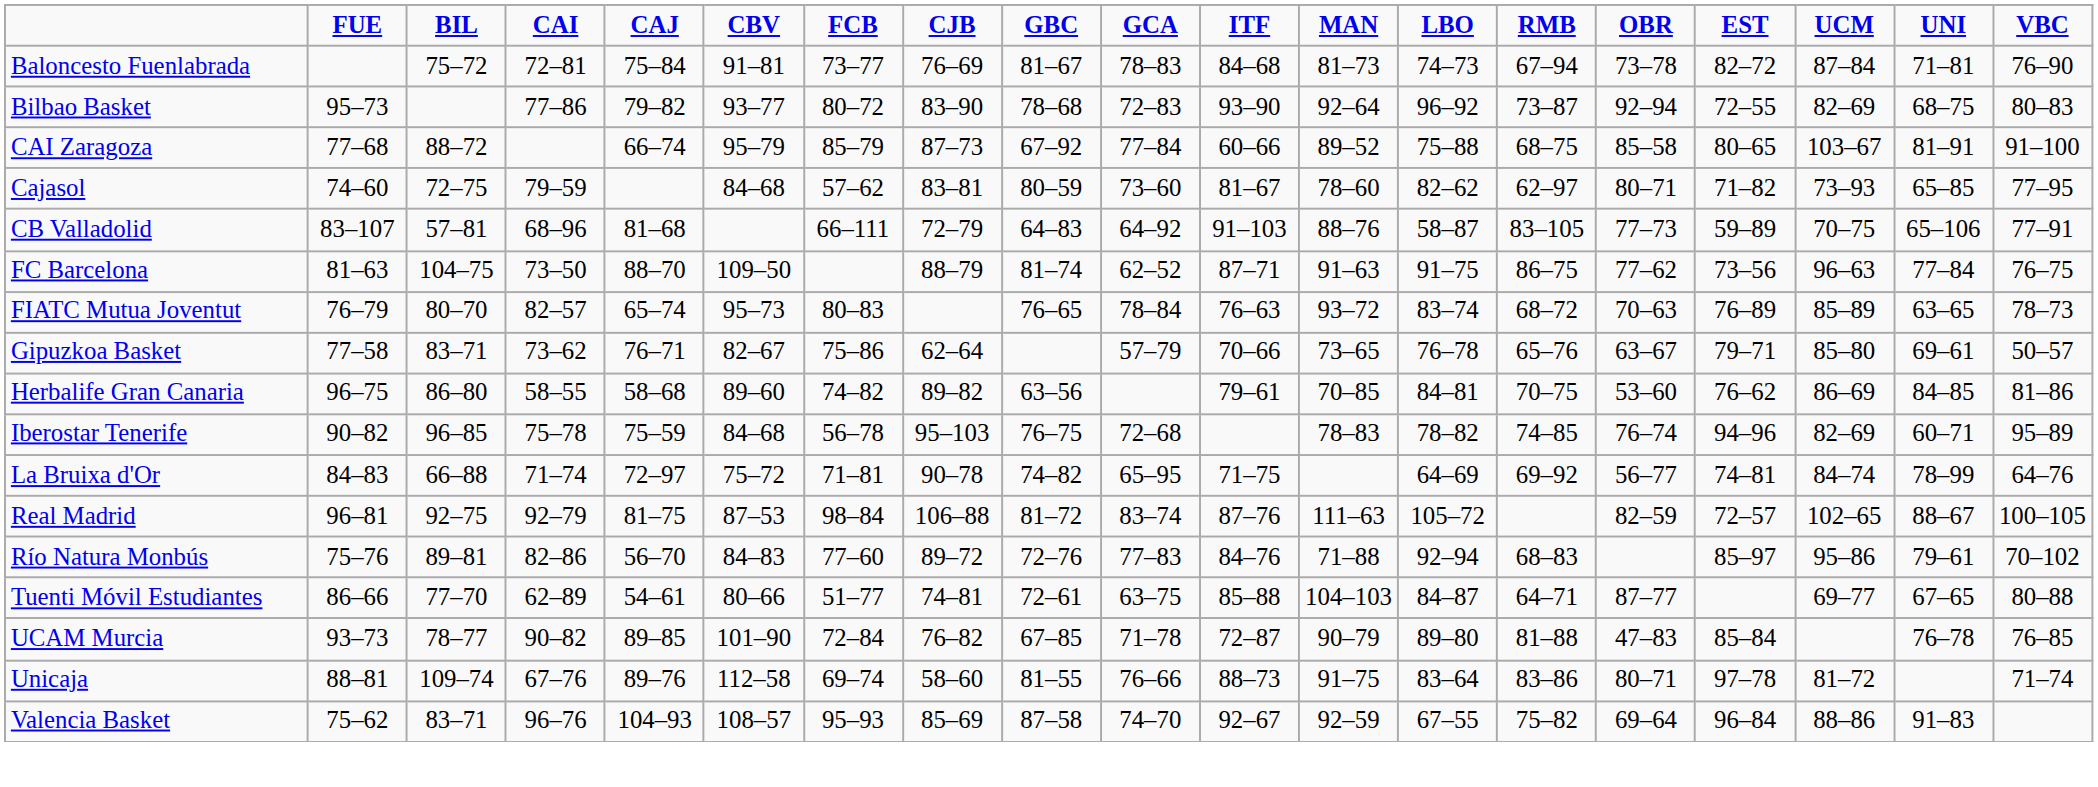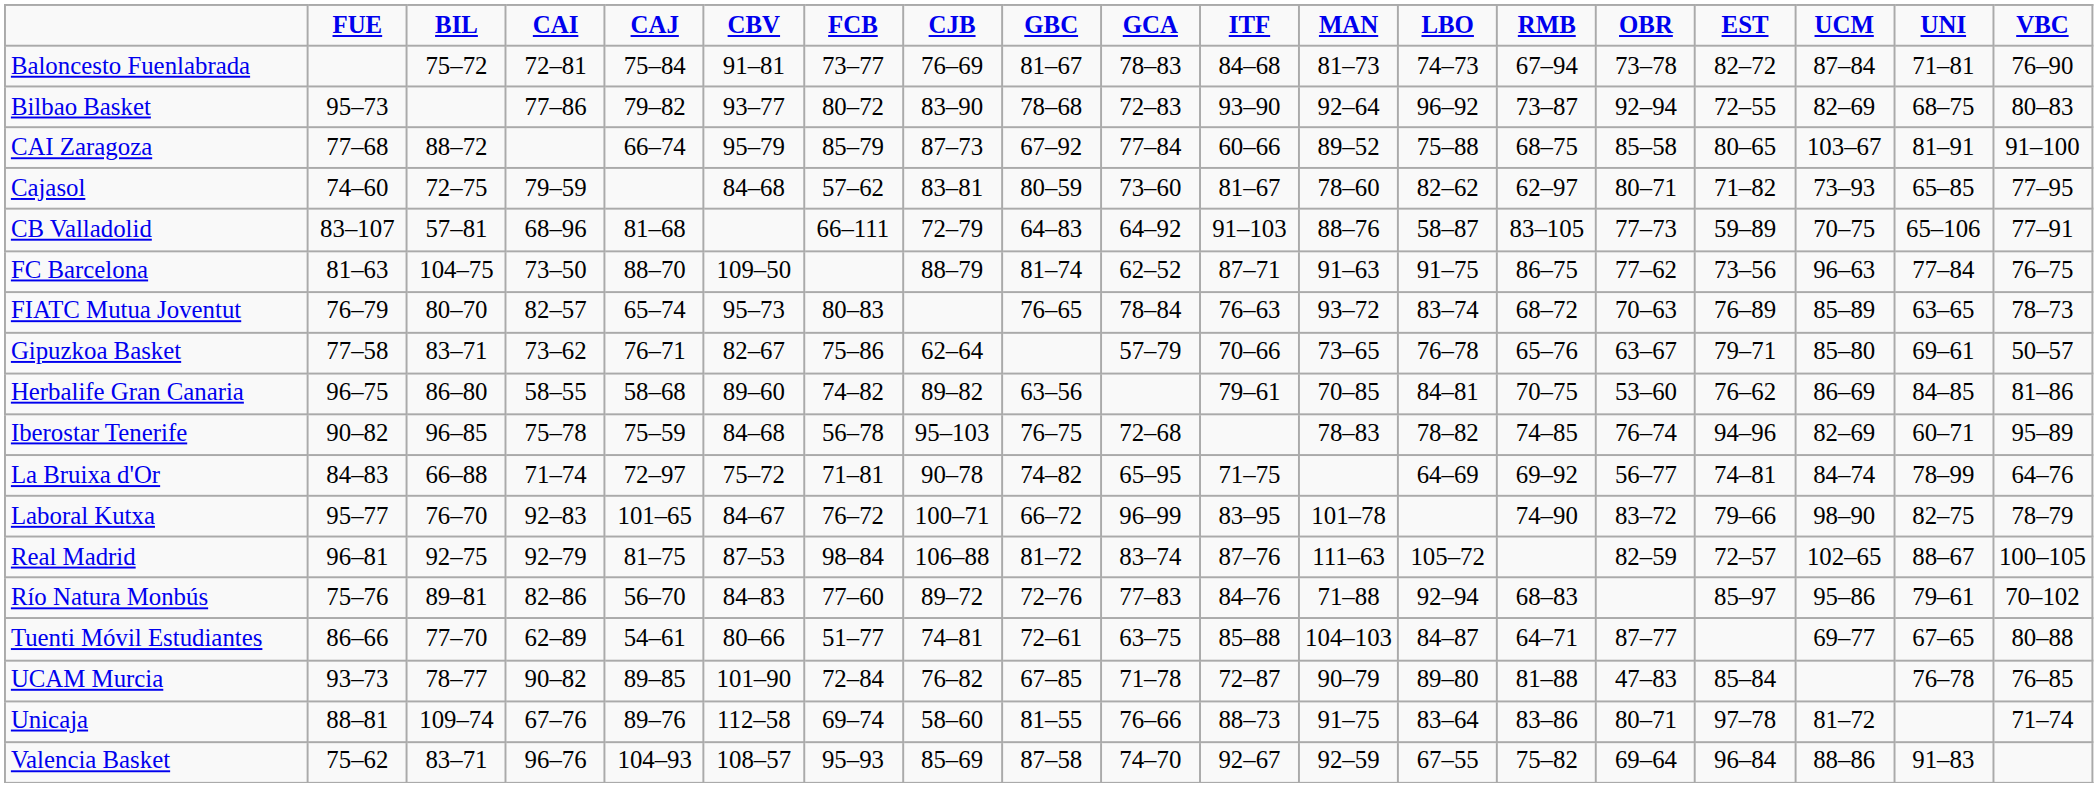+ row: (83, 515)
